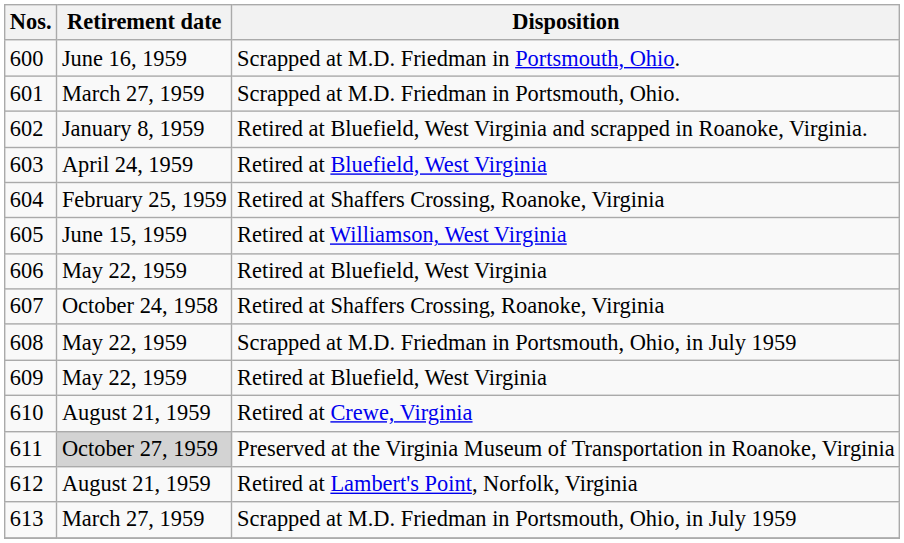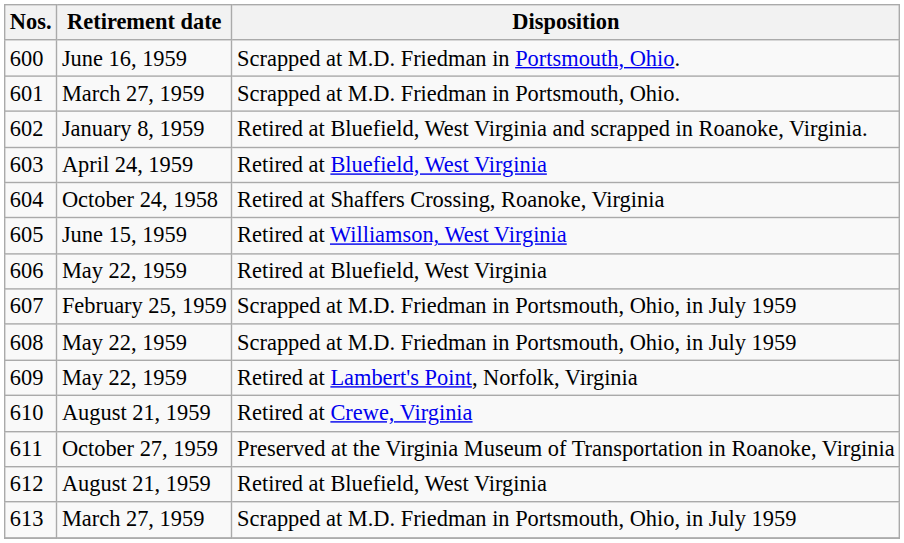(144, 199) February 25, 1959 -> (140, 199) October 24, 1958
(140, 306) October 24, 1958 -> (144, 306) February 25, 1959
(451, 306) Retired at Shaffers Crossing, Roanoke, Virginia -> (517, 306) Scrapped at M.D. Friedman in Portsmouth, Ohio, in July 1959
(392, 377) Retired at Bluefield, West Virginia -> (437, 377) Retired at Lambert's Point, Norfolk, Virginia
(140, 448) lightgrey background -> (140, 448) no background
(437, 484) Retired at Lambert's Point, Norfolk, Virginia -> (392, 484) Retired at Bluefield, West Virginia
